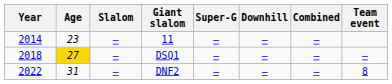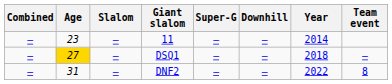columns swapped: (30, 18) <-> (316, 18)
